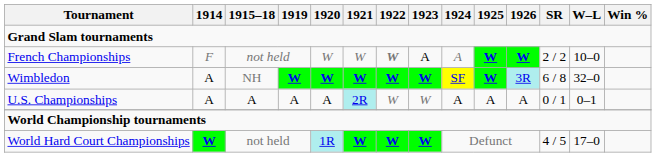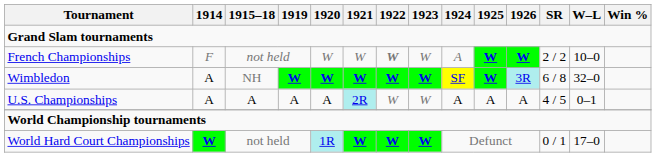(425, 57) A -> (425, 57) W
(554, 99) 0 / 1 -> (554, 99) 4 / 5
(554, 141) 4 / 5 -> (554, 141) 0 / 1
